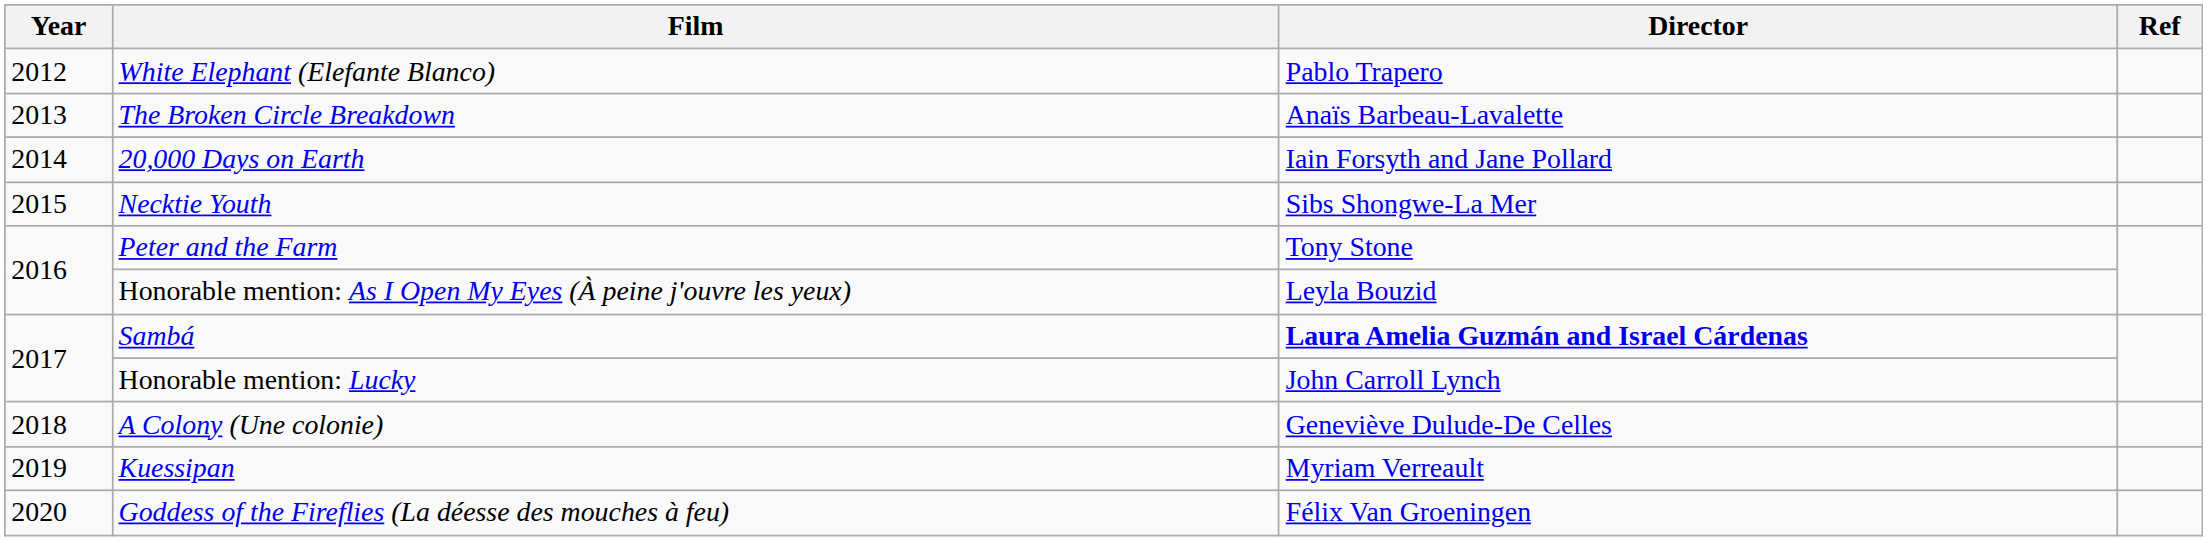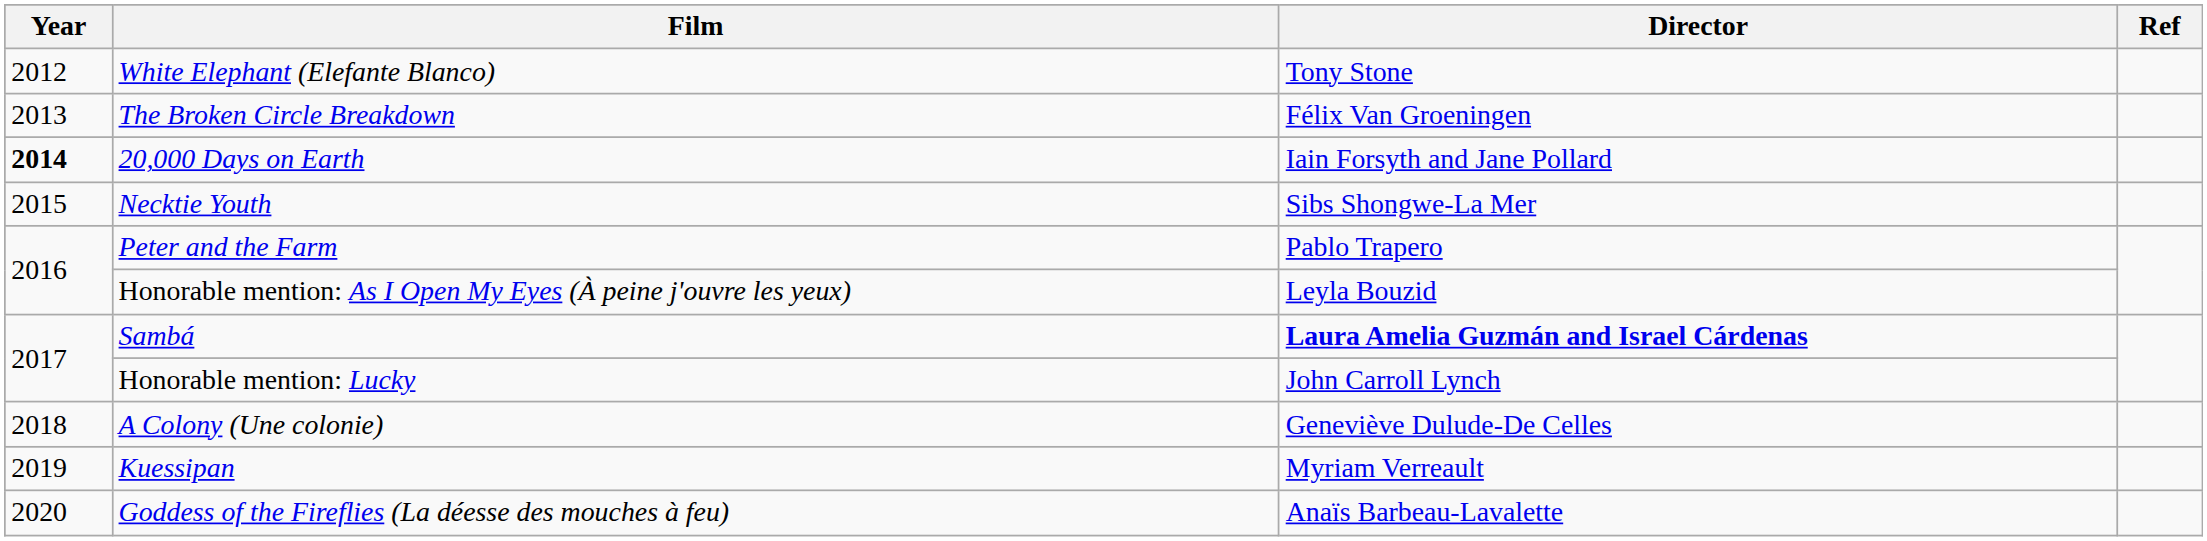(1364, 70) Pablo Trapero -> (1349, 70) Tony Stone
(1424, 114) Anaïs Barbeau-Lavalette -> (1408, 114) Félix Van Groeningen
(39, 159) normal -> (39, 159) bold
(1349, 247) Tony Stone -> (1364, 247) Pablo Trapero
(1408, 512) Félix Van Groeningen -> (1424, 512) Anaïs Barbeau-Lavalette
